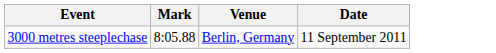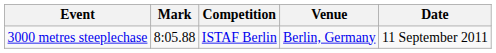+ column: (239, 15)
